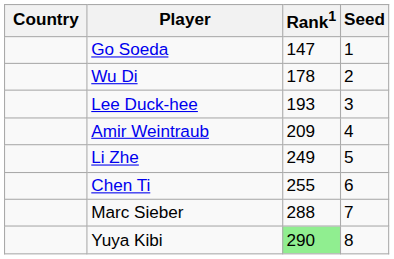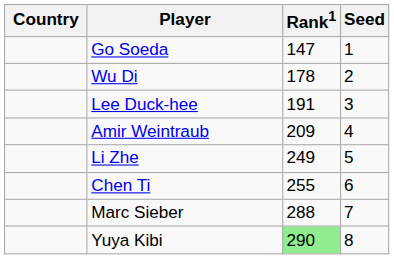(301, 104) 193 -> (301, 104) 191
